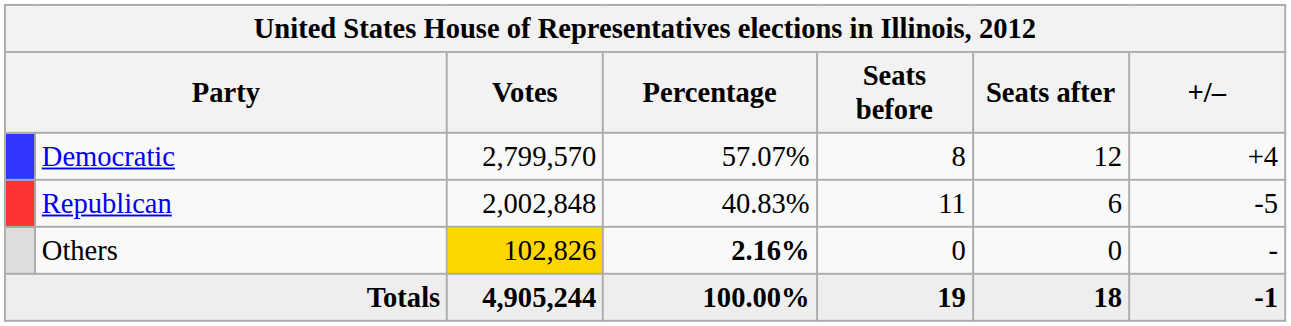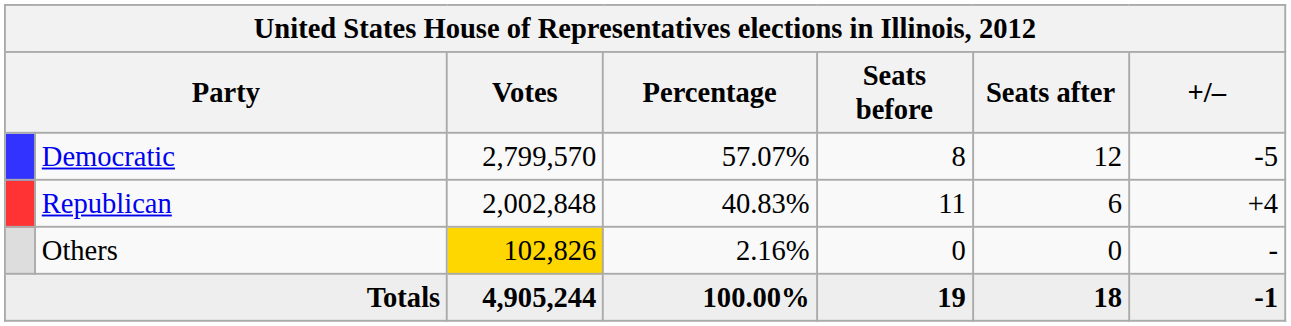(1263, 156) +4 -> (1266, 156) -5
(1266, 203) -5 -> (1263, 203) +4
(770, 250) bold -> (773, 250) normal
